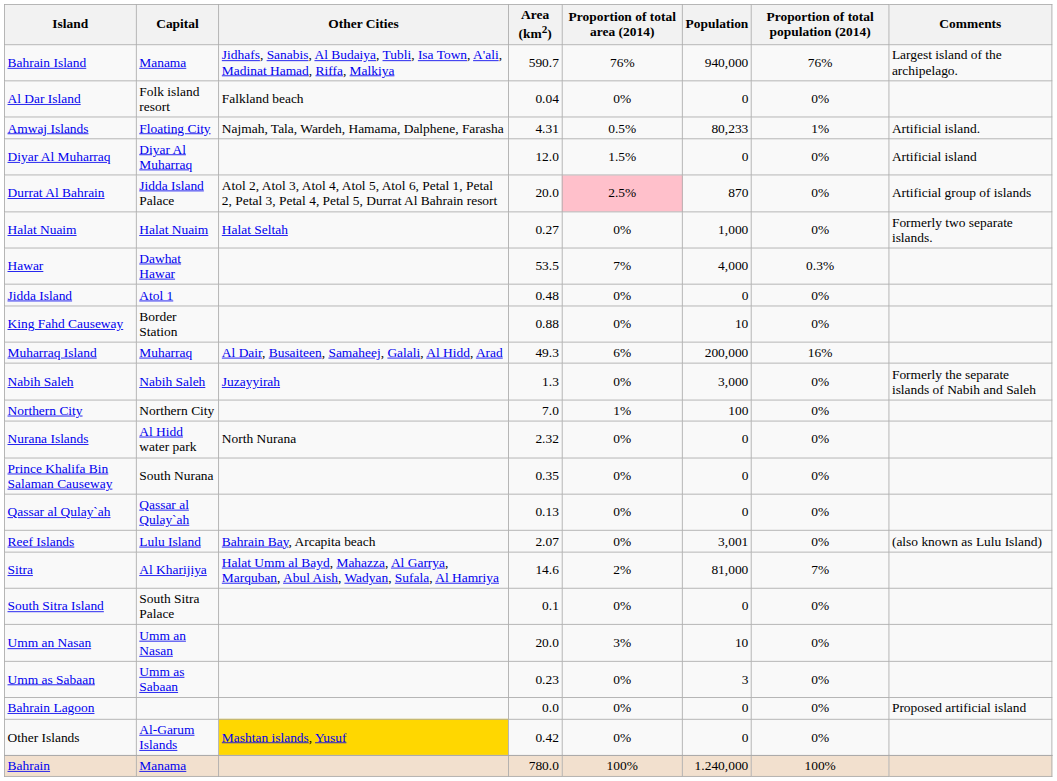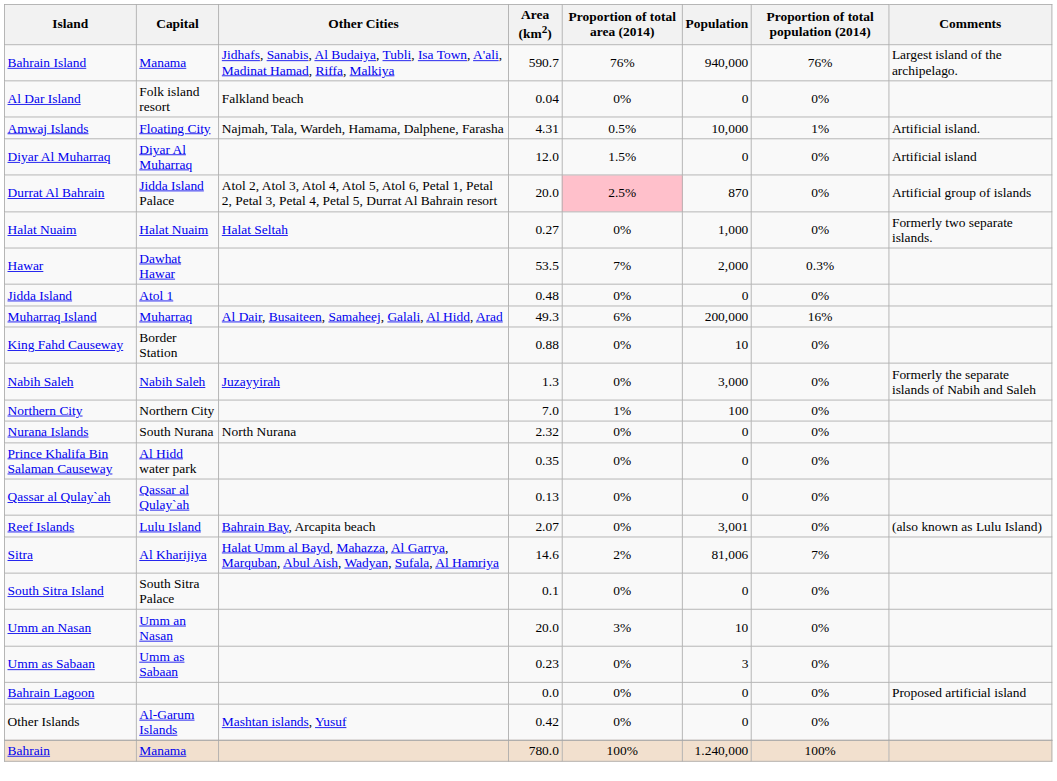(730, 128) 80,233 -> (730, 128) 10,000
(733, 266) 4,000 -> (733, 266) 2,000
rows swapped: (65, 324) <-> (52, 352)
(168, 439) Al Hidd water park -> (176, 431) South Nurana
(176, 475) South Nurana -> (168, 460) Al Hidd water park
(730, 570) 81,000 -> (730, 555) 81,006
(284, 737) gold background -> (284, 722) no background
